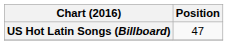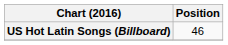(198, 31) 47 -> (198, 31) 46
